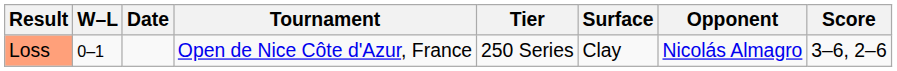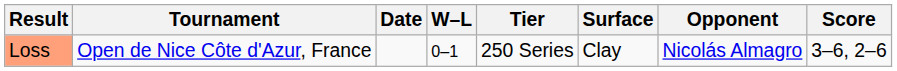columns swapped: (98, 19) <-> (325, 19)
